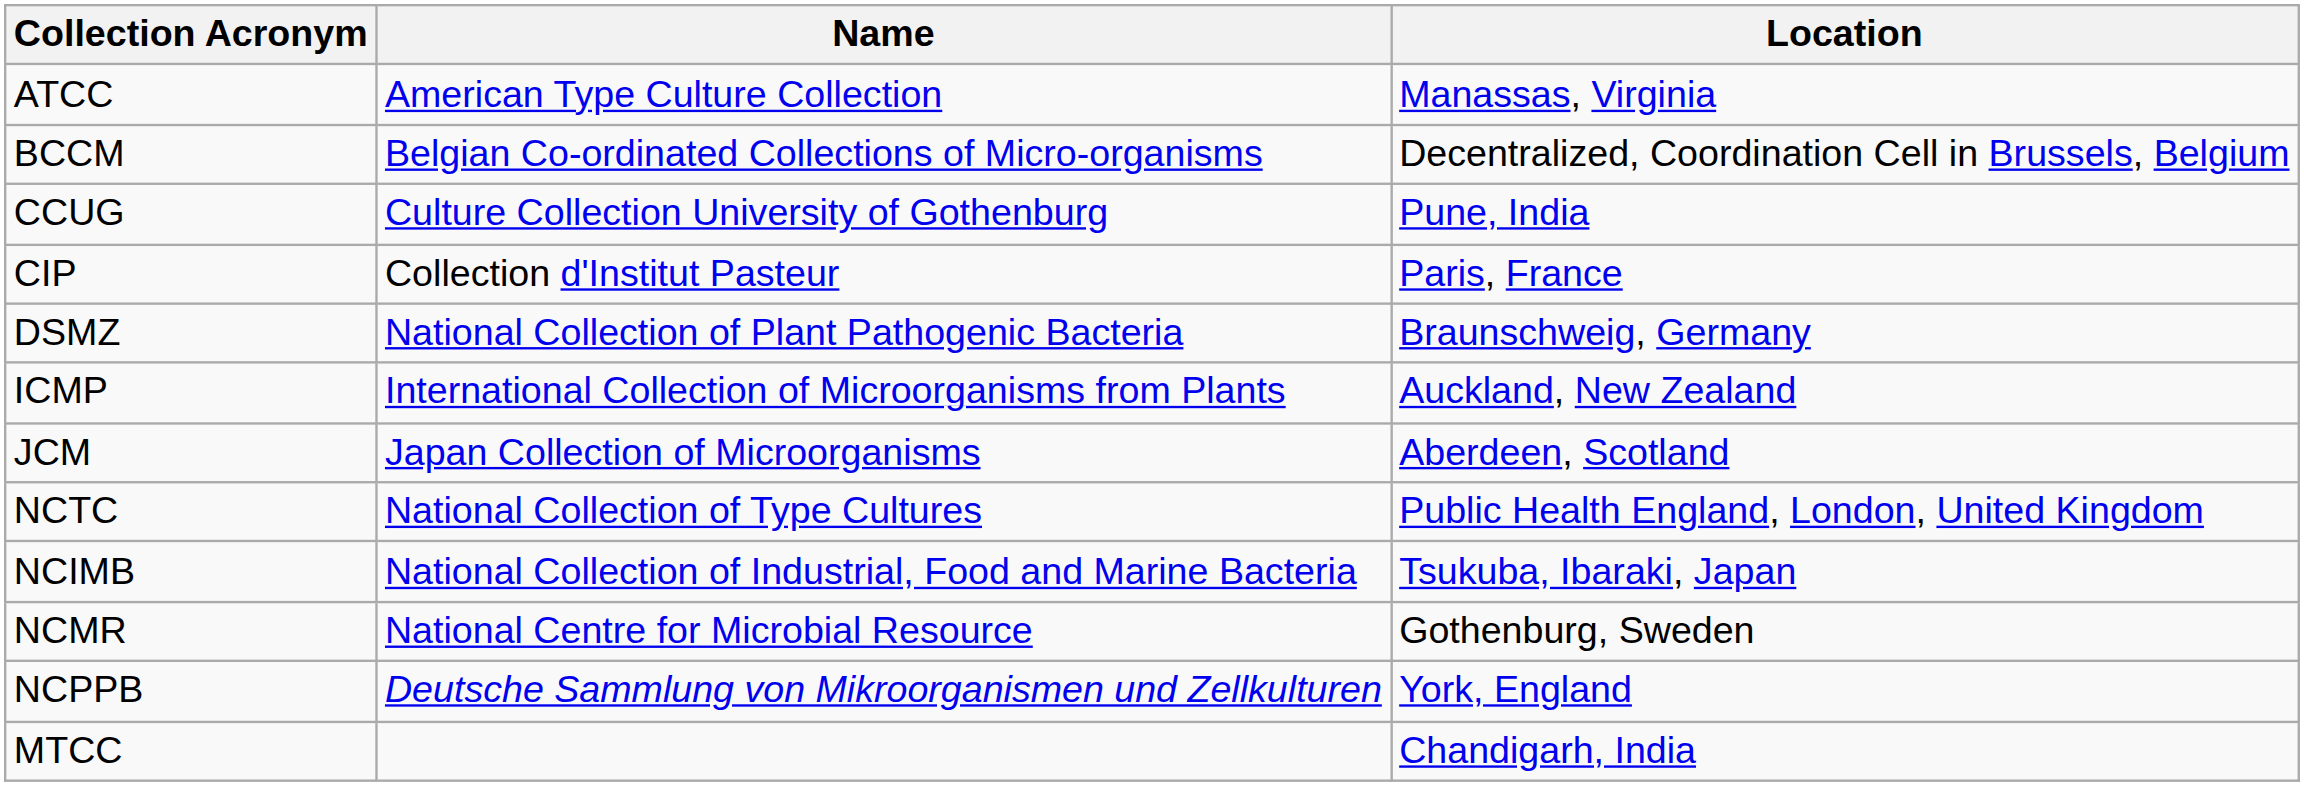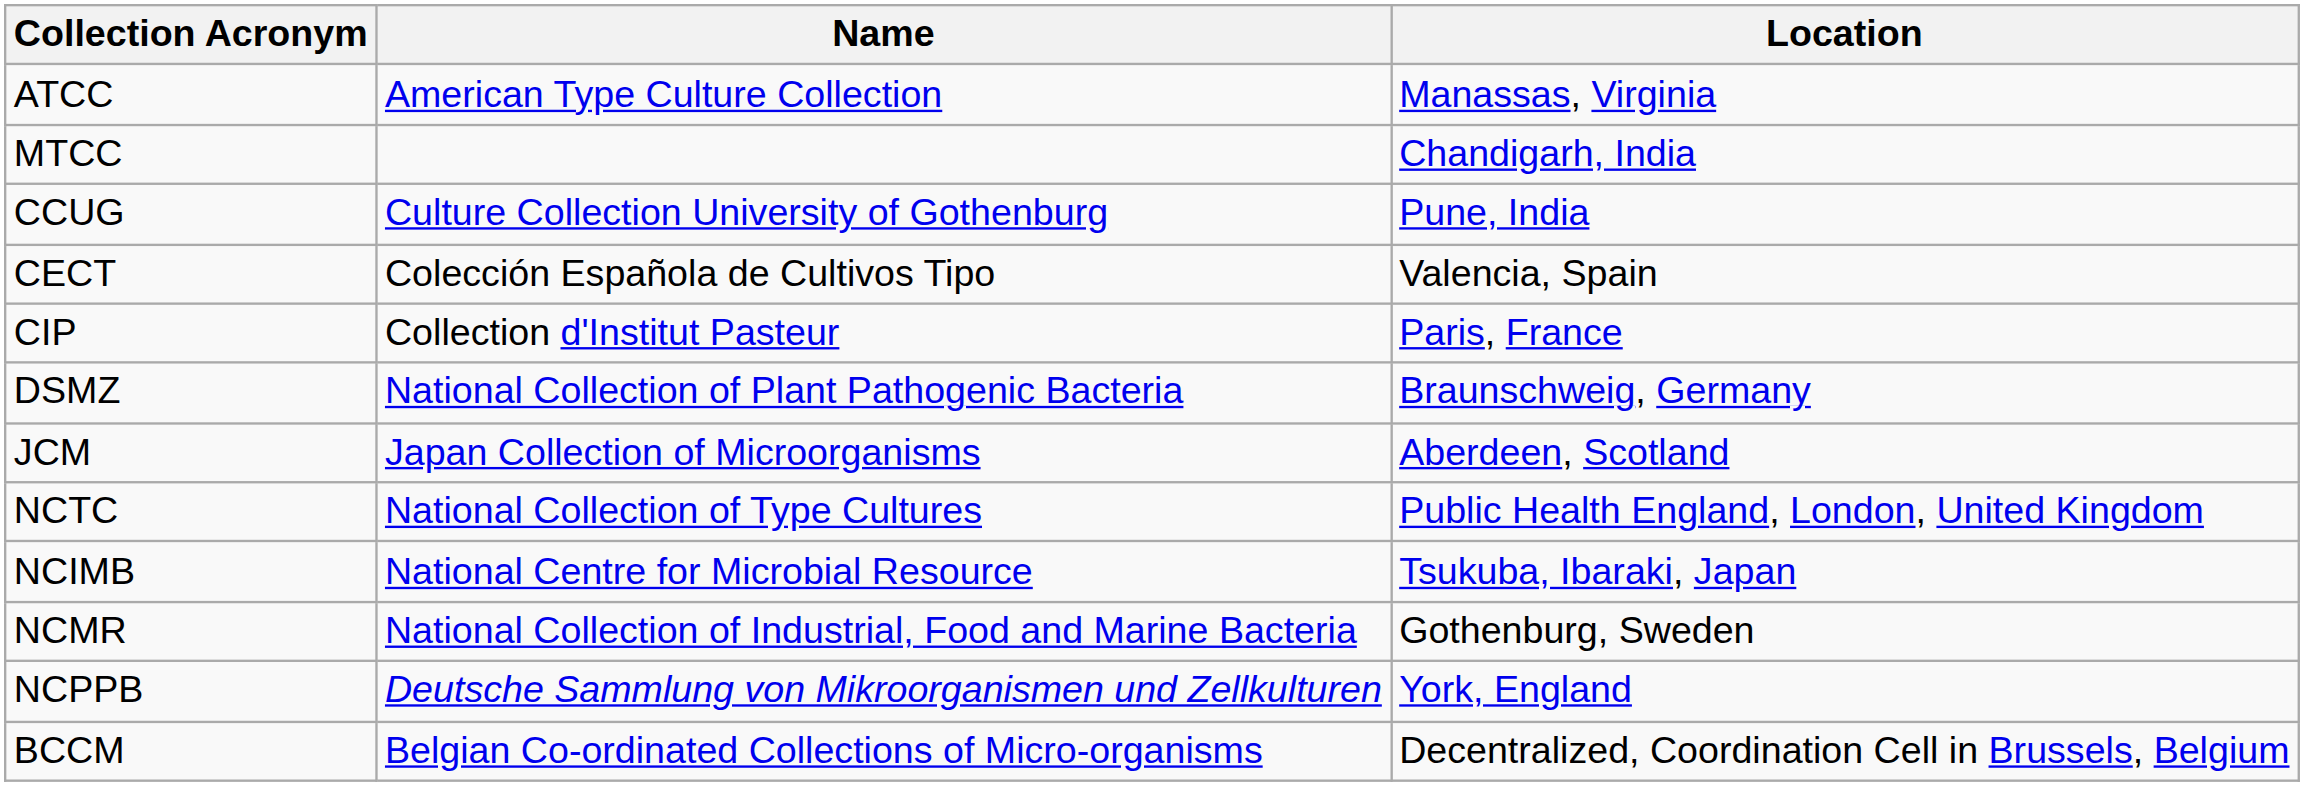rows swapped: (69, 153) <-> (68, 749)
+ row: (65, 272)
- row: (61, 392)
(871, 570) National Collection of Industrial, Food and Marine Bacteria -> (709, 570) National Centre for Microbial Resource
(709, 630) National Centre for Microbial Resource -> (871, 630) National Collection of Industrial, Food and Marine Bacteria
